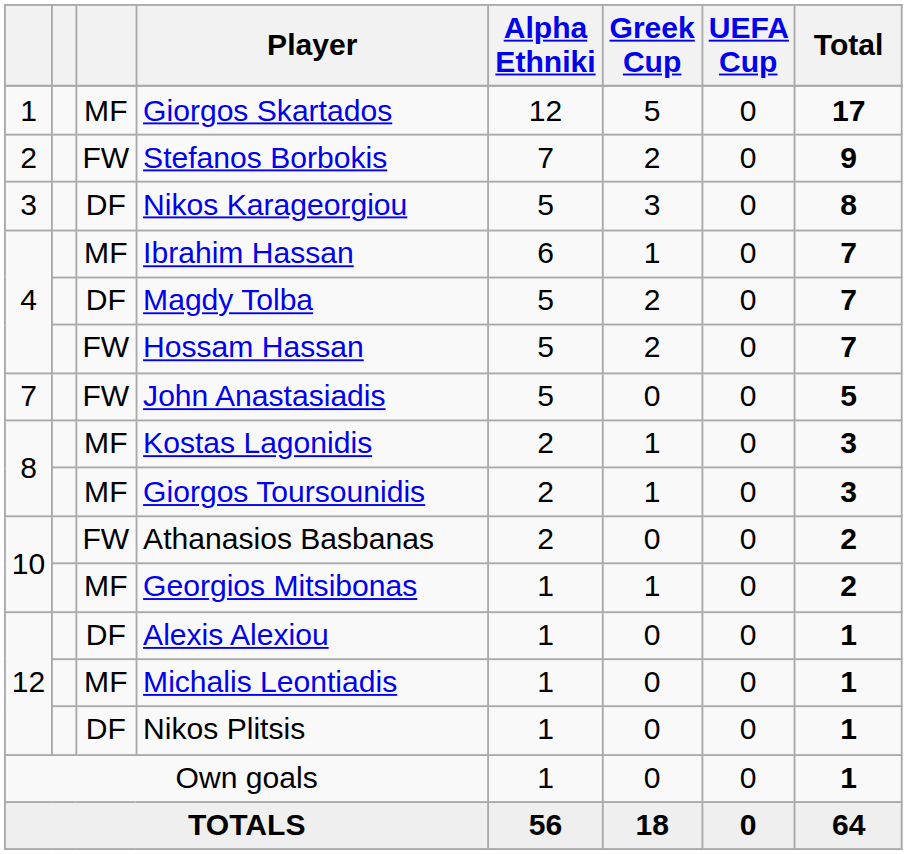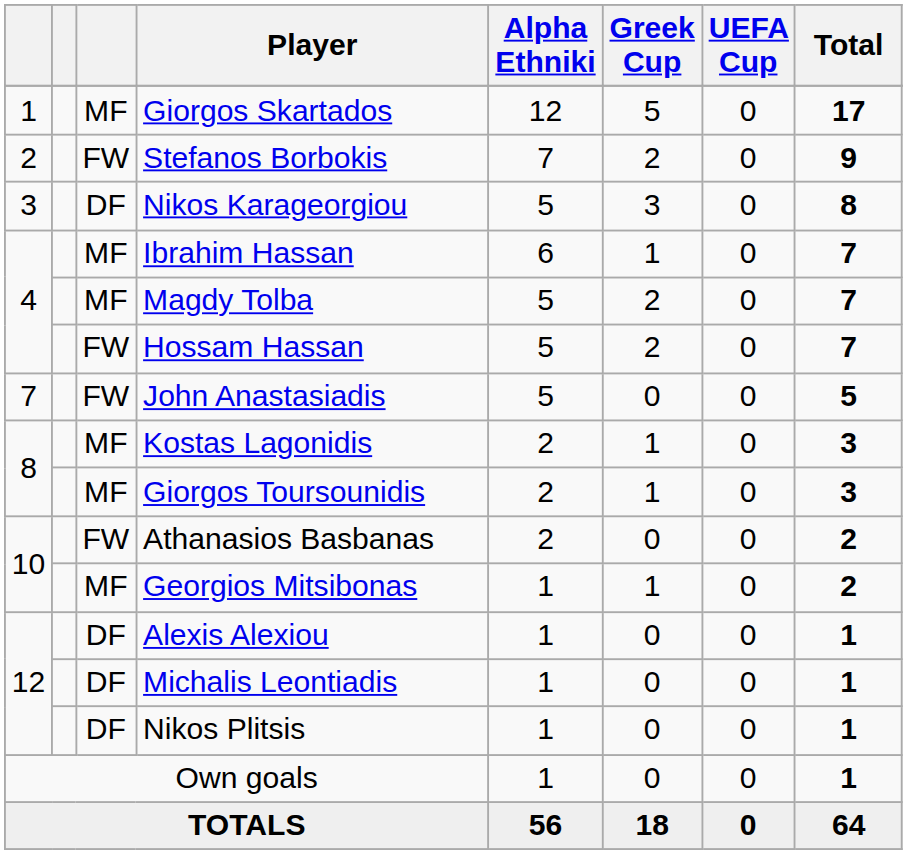(106, 300) DF -> (106, 300) MF
(106, 682) MF -> (106, 682) DF
